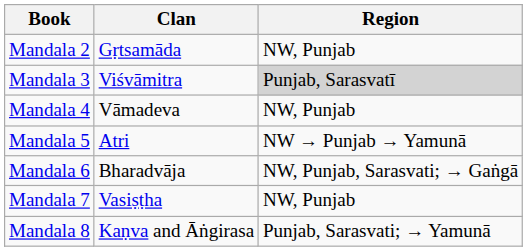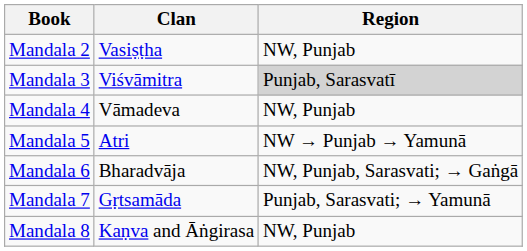(140, 49) Gṛtsamāda -> (130, 49) Vasiṣṭha
(130, 200) Vasiṣṭha -> (140, 200) Gṛtsamāda
(309, 200) NW, Punjab -> (377, 200) Punjab, Sarasvati; → Yamunā
(377, 230) Punjab, Sarasvati; → Yamunā -> (309, 230) NW, Punjab
